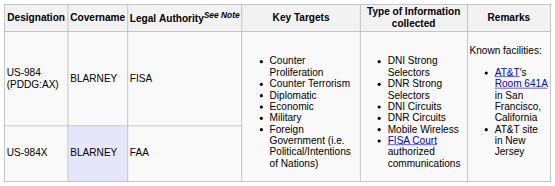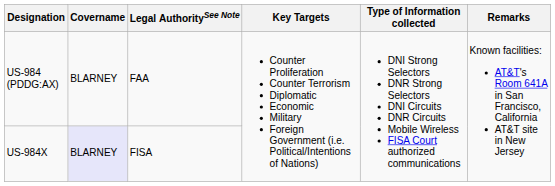(141, 78) FISA -> (139, 78) FAA
(139, 153) FAA -> (141, 153) FISA
